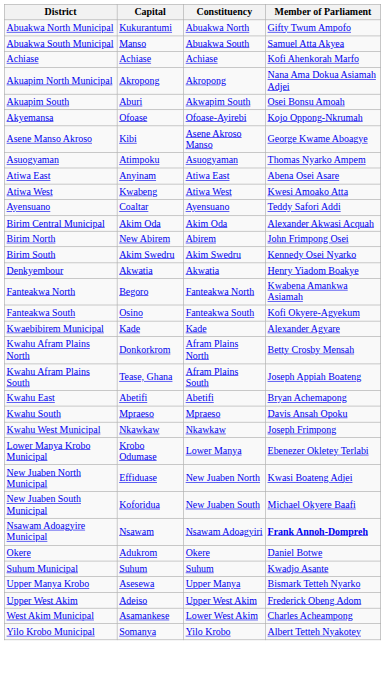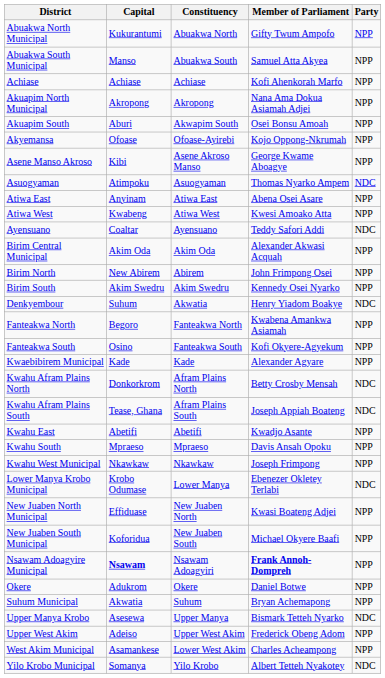+ column: (367, 12)
(136, 270) Akwatia -> (123, 304) Suhum
(307, 398) Bryan Achemapong -> (281, 432) Kwadjo Asante
(137, 532) normal -> (127, 565) bold
(133, 569) Suhum -> (126, 602) Akwatia
(298, 569) Kwadjo Asante -> (291, 602) Bryan Achemapong
